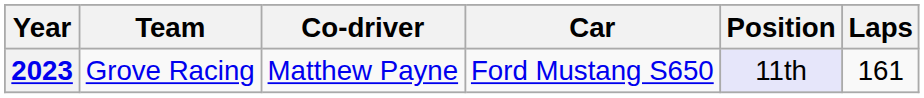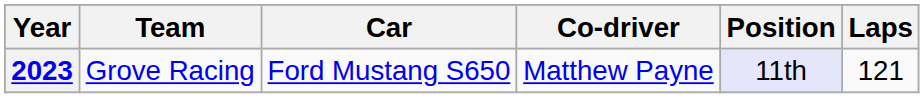columns swapped: (592, 27) <-> (363, 27)
(881, 71) 161 -> (881, 71) 121
